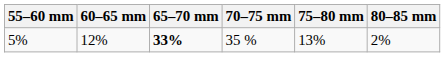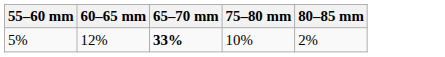- column: (258, 16)
(312, 39) 13% -> (239, 39) 10%
